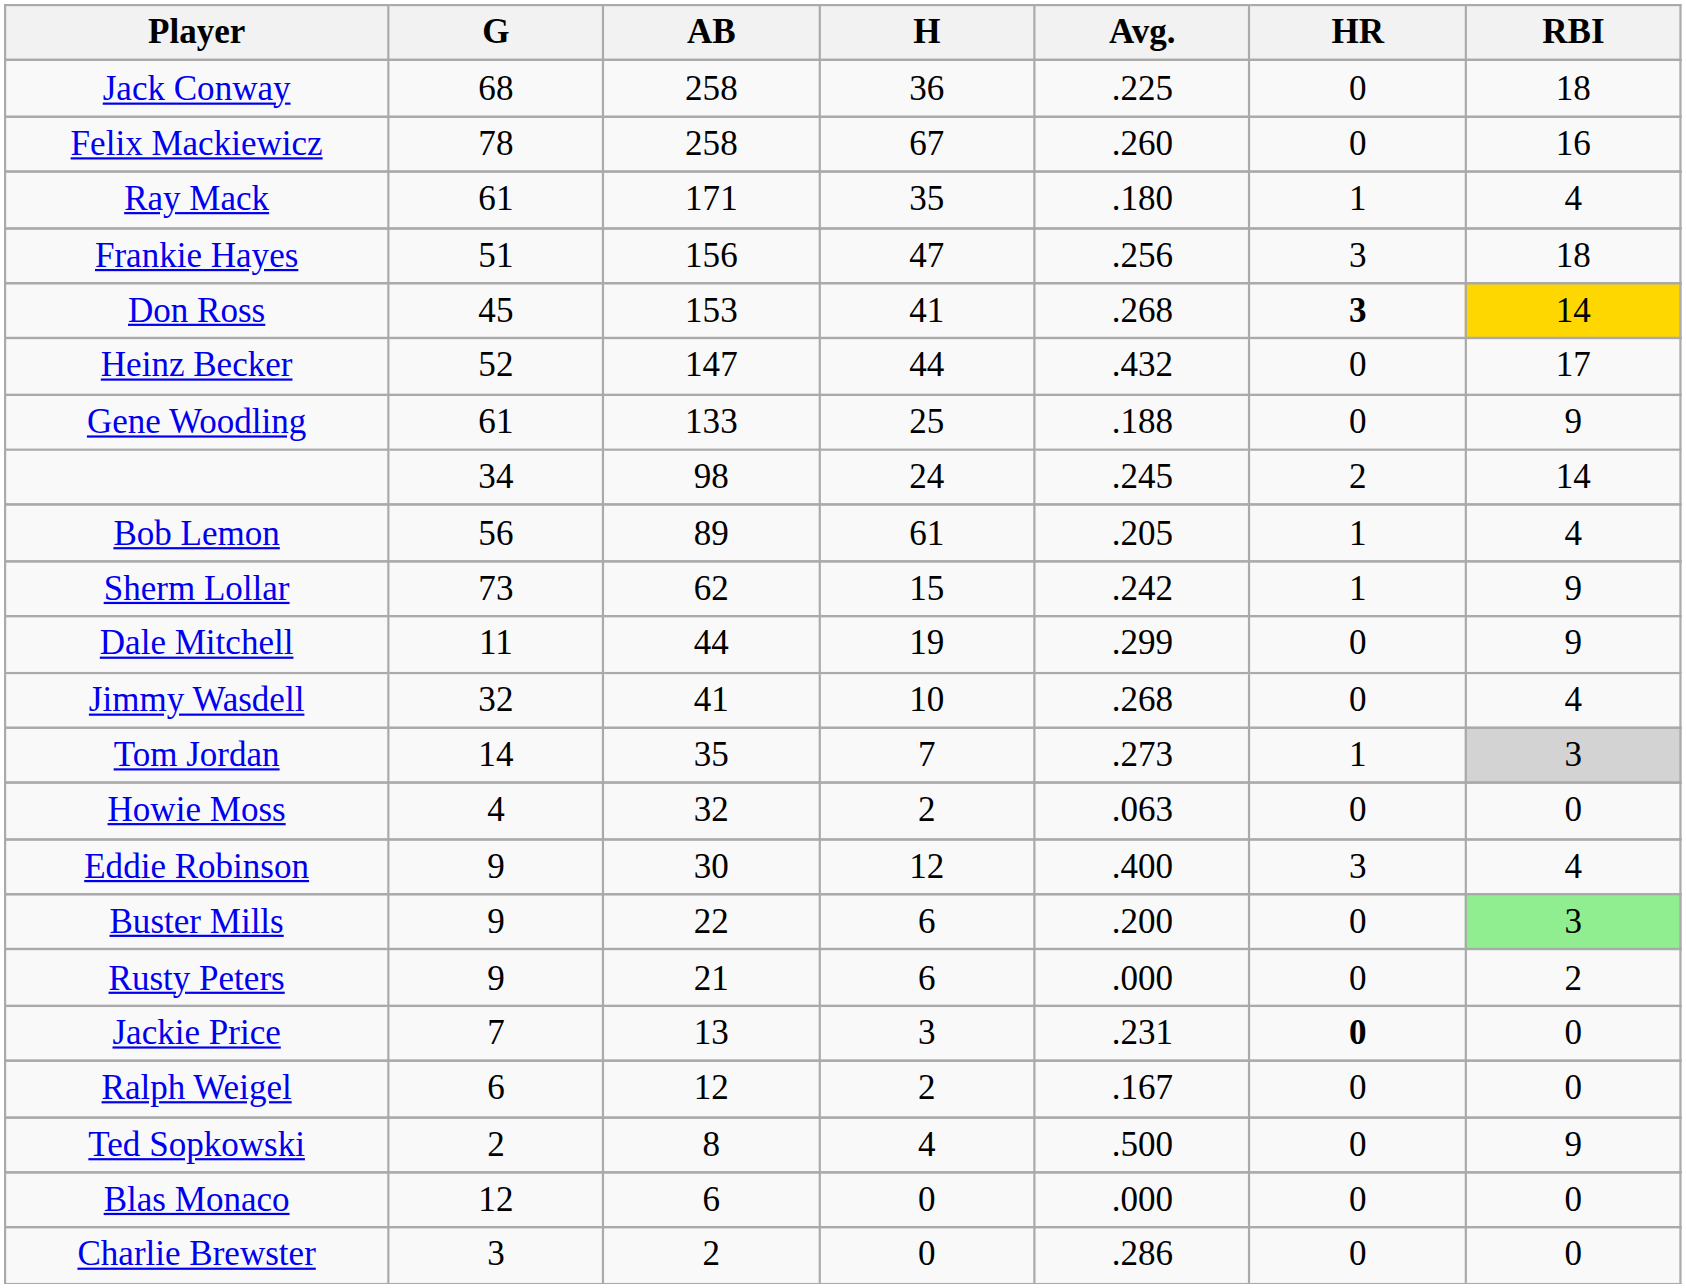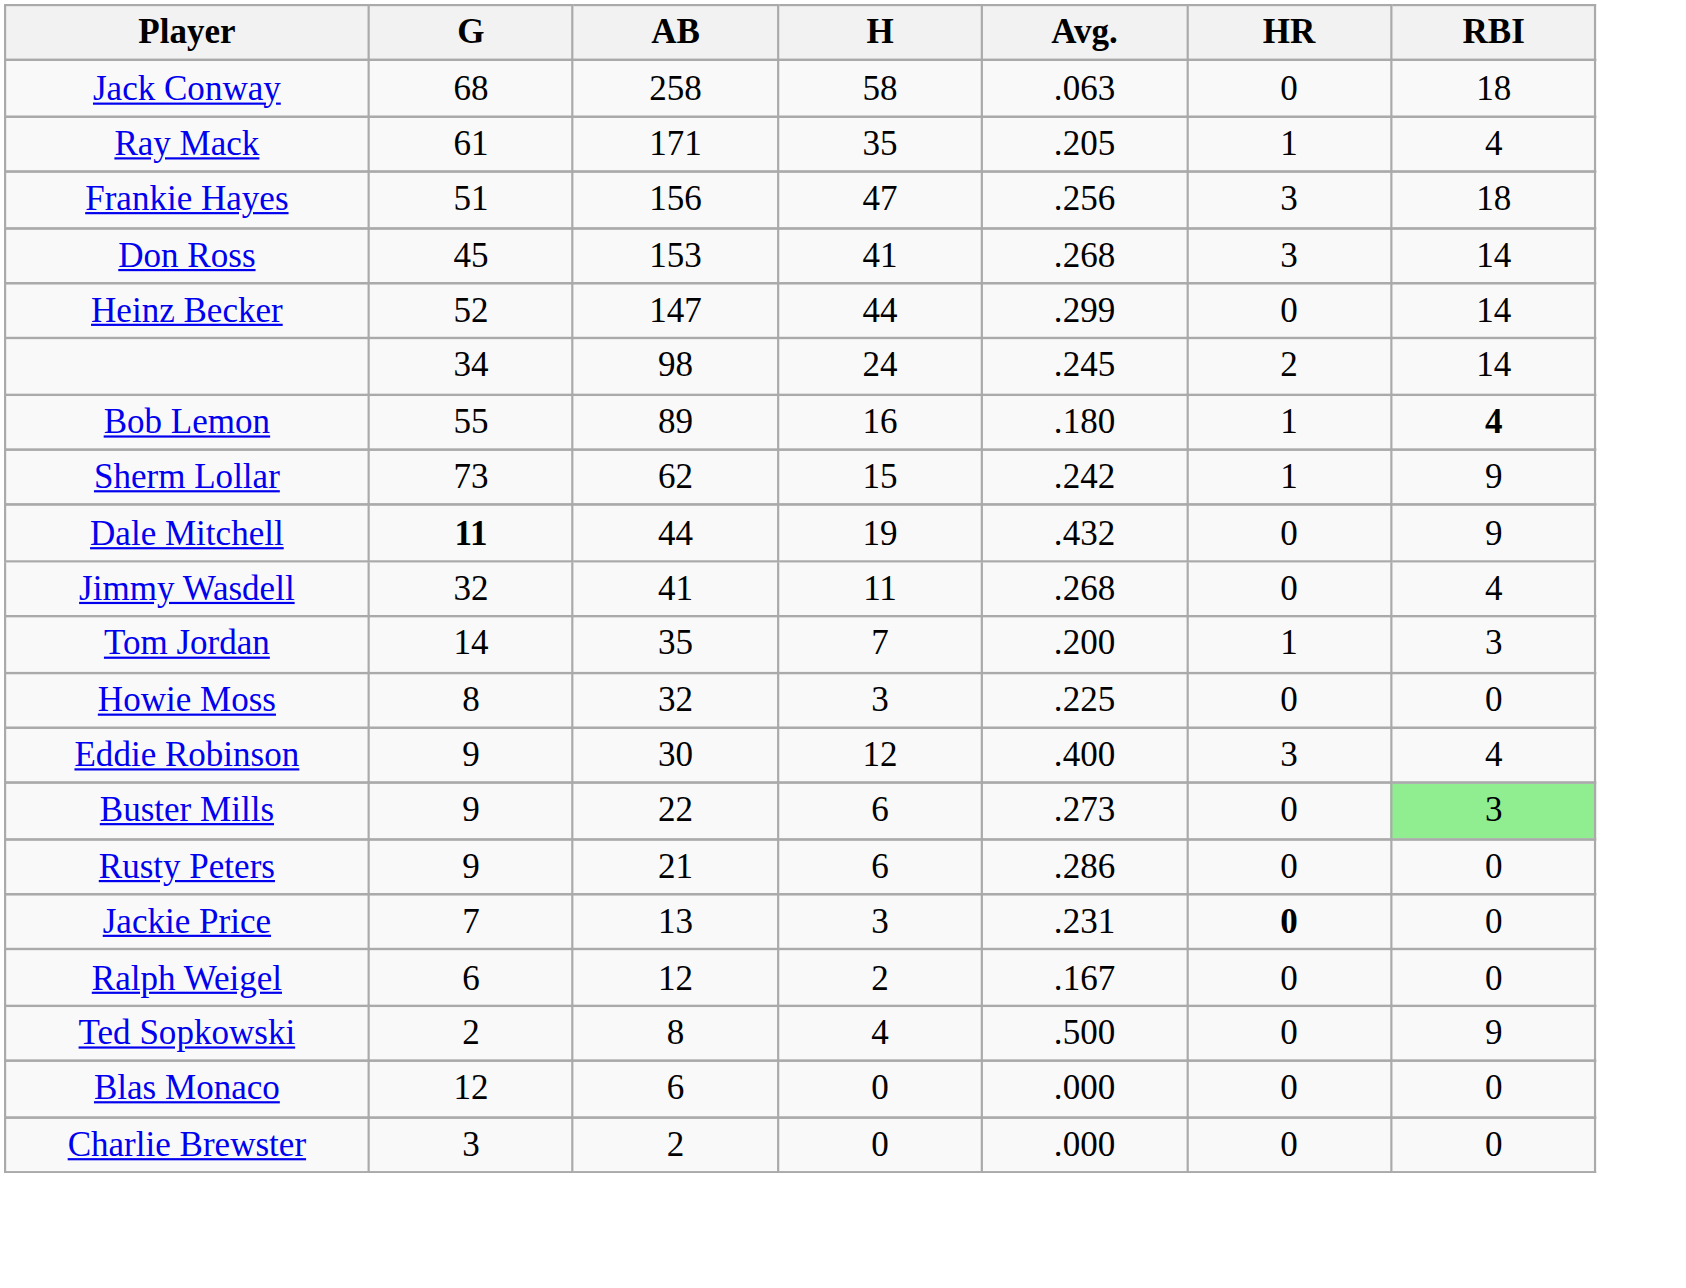(927, 87) 36 -> (880, 87) 58
(1142, 87) .225 -> (1085, 87) .063
- row: (197, 143)
(1142, 198) .180 -> (1085, 143) .205
(1358, 310) bold -> (1289, 254) normal
(1573, 310) gold background -> (1494, 254) no background
(1142, 365) .432 -> (1085, 310) .299
(1573, 365) 17 -> (1494, 310) 14
- row: (197, 421)
(496, 532) 56 -> (471, 421) 55
(927, 532) 61 -> (880, 421) 16
(1142, 532) .205 -> (1085, 421) .180
(1573, 532) normal -> (1494, 421) bold
(496, 643) normal -> (471, 532) bold
(1142, 643) .299 -> (1085, 532) .432
(927, 699) 10 -> (880, 587) 11
(1142, 754) .273 -> (1085, 643) .200
(1573, 754) lightgrey background -> (1494, 643) no background
(496, 810) 4 -> (471, 699) 8
(927, 810) 2 -> (880, 699) 3
(1142, 810) .063 -> (1085, 699) .225
(1142, 921) .200 -> (1085, 810) .273
(1142, 976) .000 -> (1085, 865) .286
(1573, 976) 2 -> (1494, 865) 0
(1142, 1254) .286 -> (1085, 1143) .000
